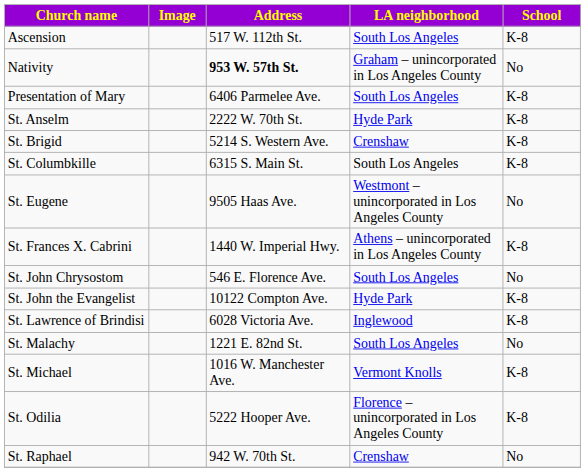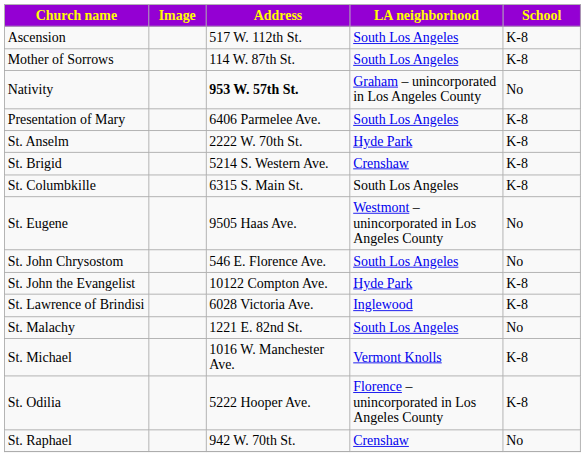+ row: (61, 59)
- row: (70, 246)
